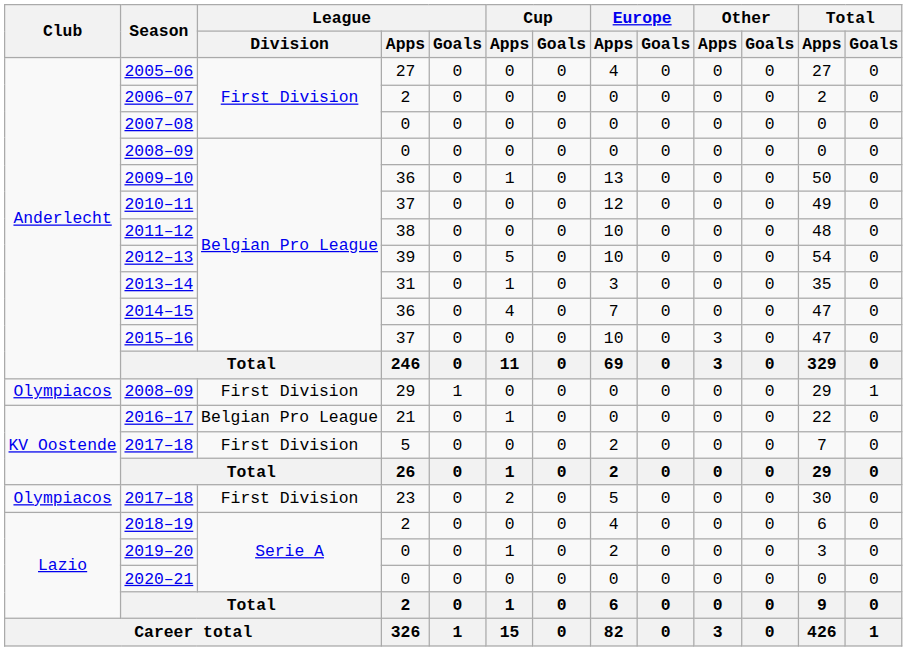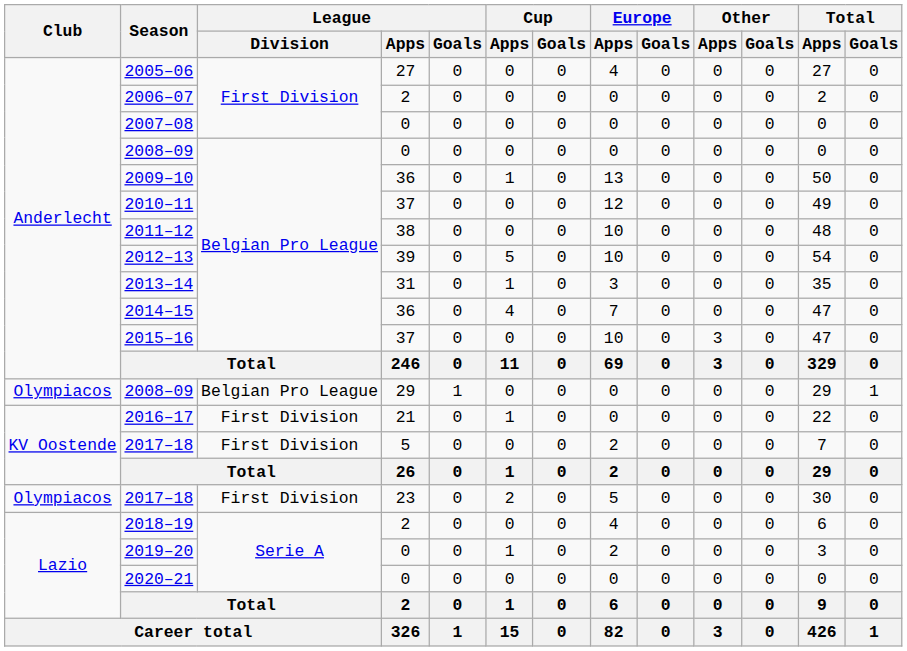(290, 392) First Division -> (290, 392) Belgian Pro League
(290, 418) Belgian Pro League -> (290, 418) First Division
